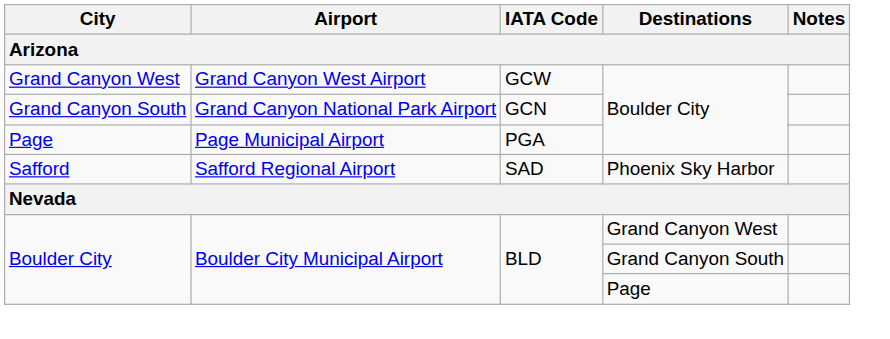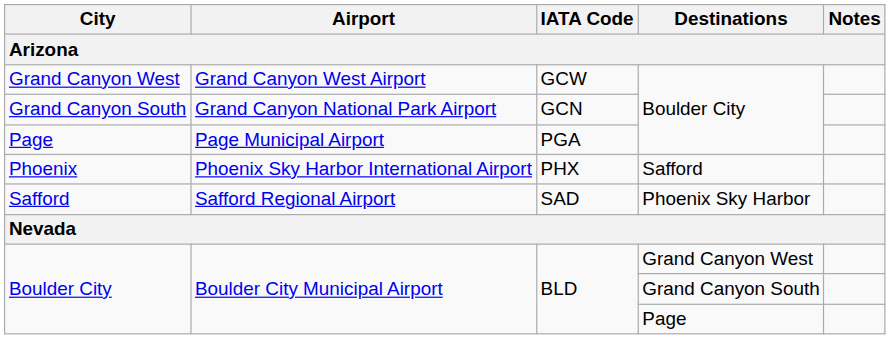+ row: (43, 169)
